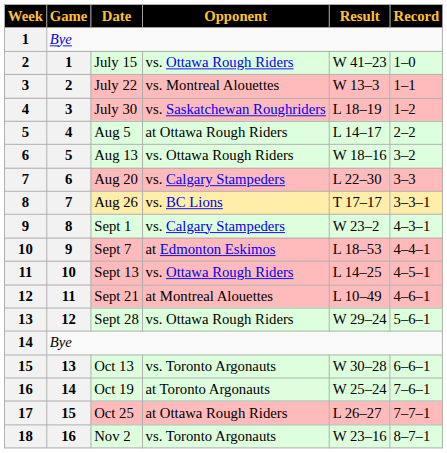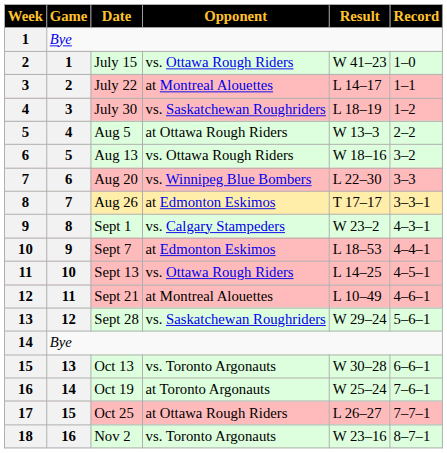(212, 86) vs. Montreal Alouettes -> (209, 86) at Montreal Alouettes
(356, 86) W 13–3 -> (357, 86) L 14–17
(357, 132) L 14–17 -> (356, 132) W 13–3
(215, 179) vs. Calgary Stampeders -> (229, 179) vs. Winnipeg Blue Bombers
(184, 202) vs. BC Lions -> (211, 202) at Edmonton Eskimos
(220, 319) vs. Ottawa Rough Riders -> (236, 319) vs. Saskatchewan Roughriders
